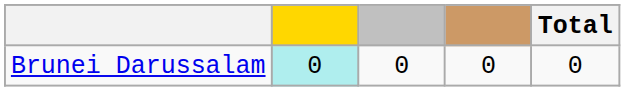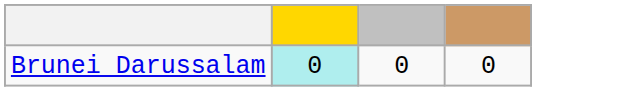- column: (575, 25)
